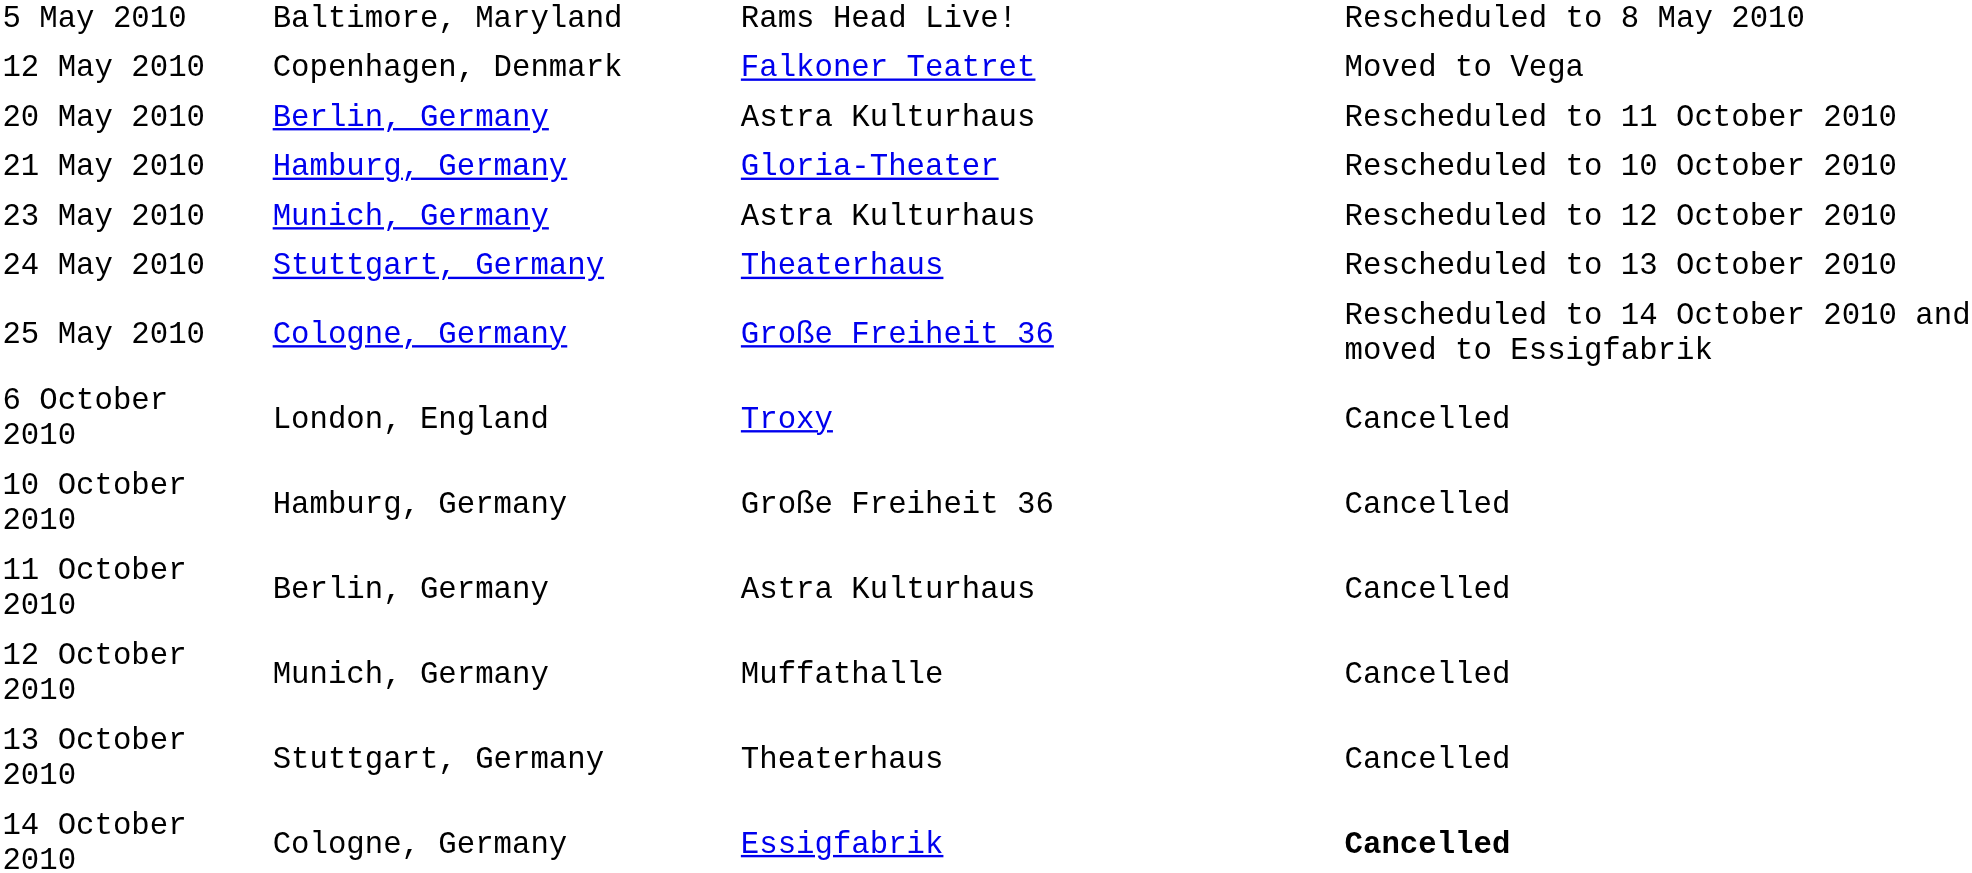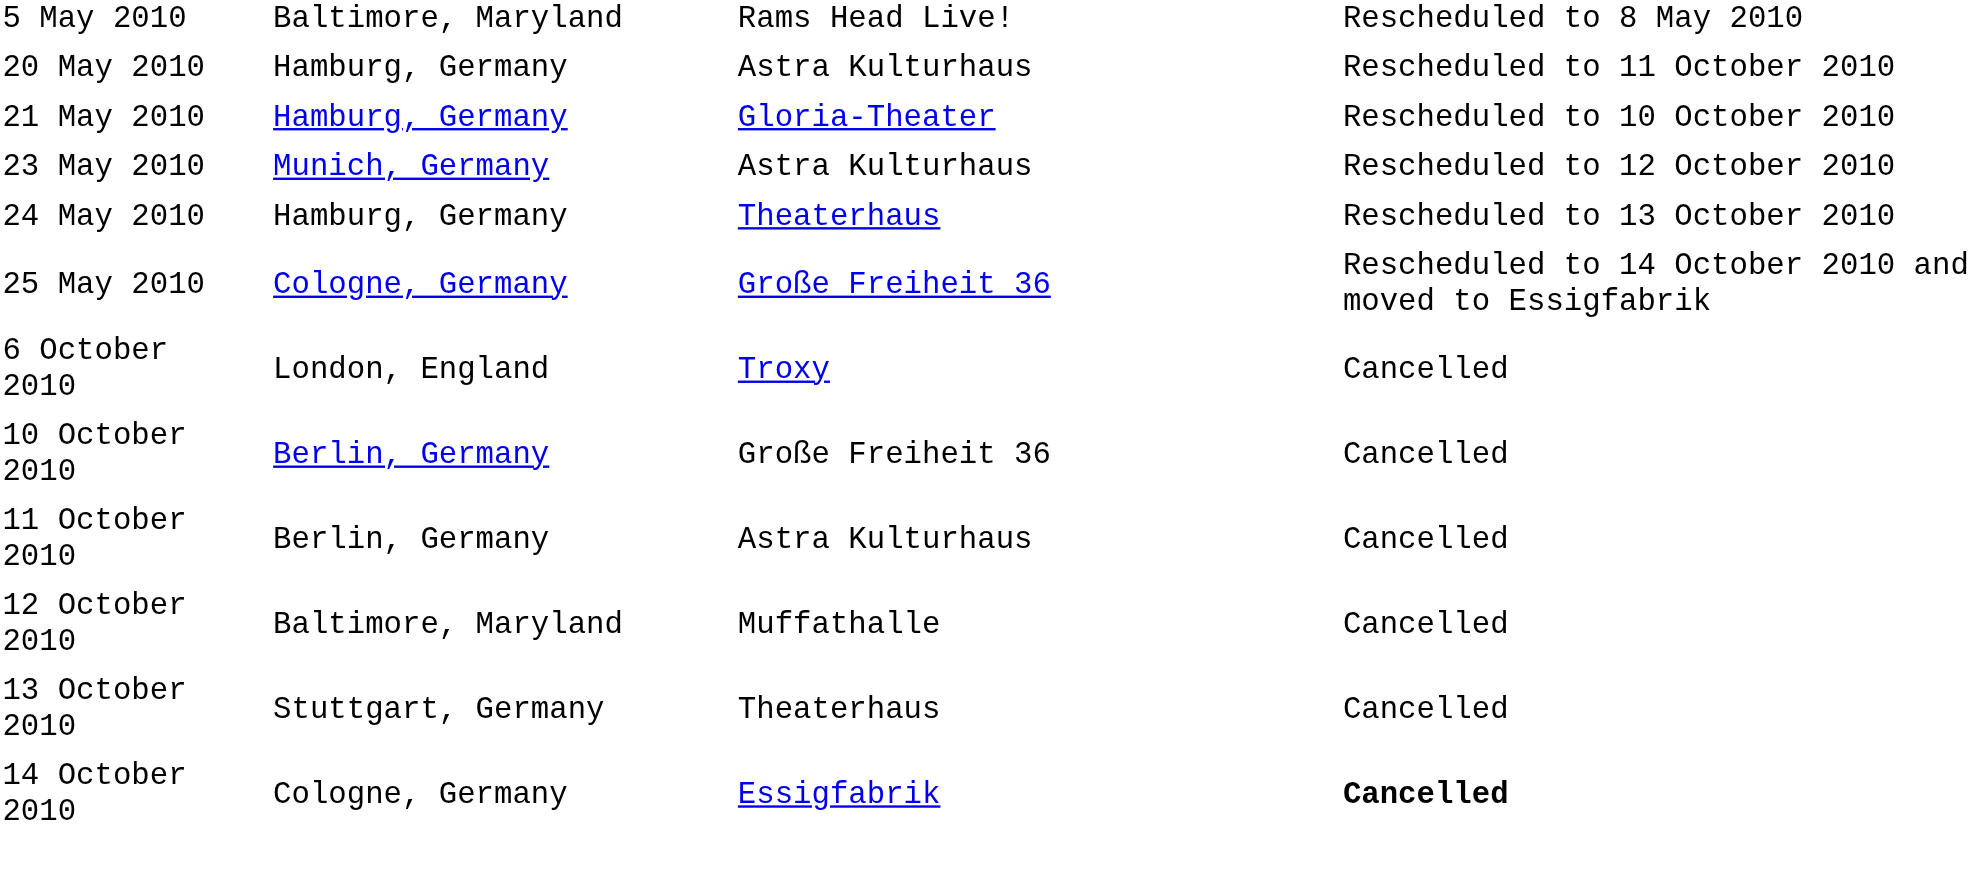- row: (104, 68)
(411, 117) Berlin, Germany -> (420, 68) Hamburg, Germany
(438, 266) Stuttgart, Germany -> (420, 217) Hamburg, Germany
(420, 503) Hamburg, Germany -> (411, 454) Berlin, Germany
(411, 673) Munich, Germany -> (448, 624) Baltimore, Maryland
